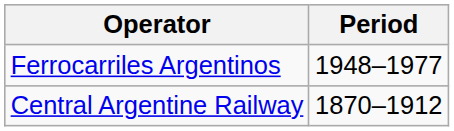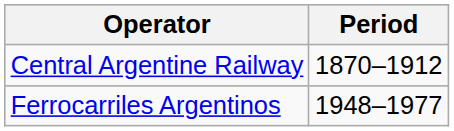rows swapped: (157, 105) <-> (146, 65)
